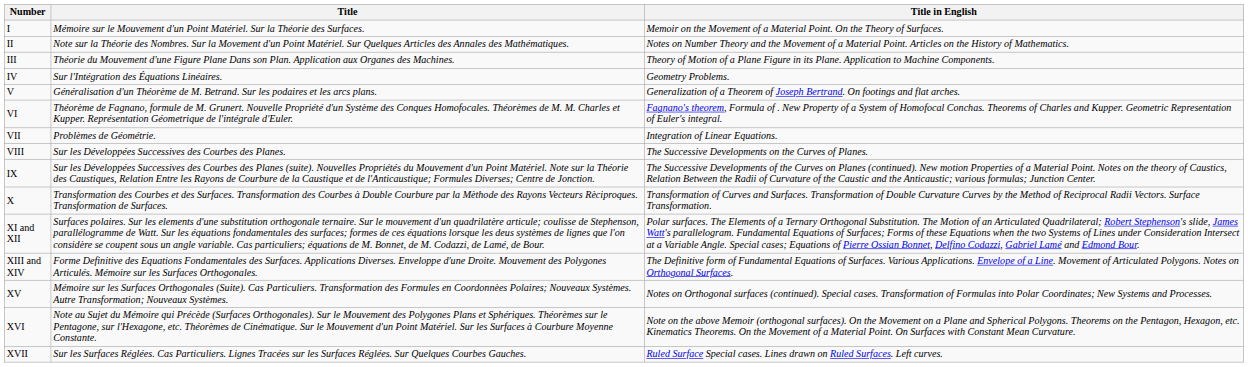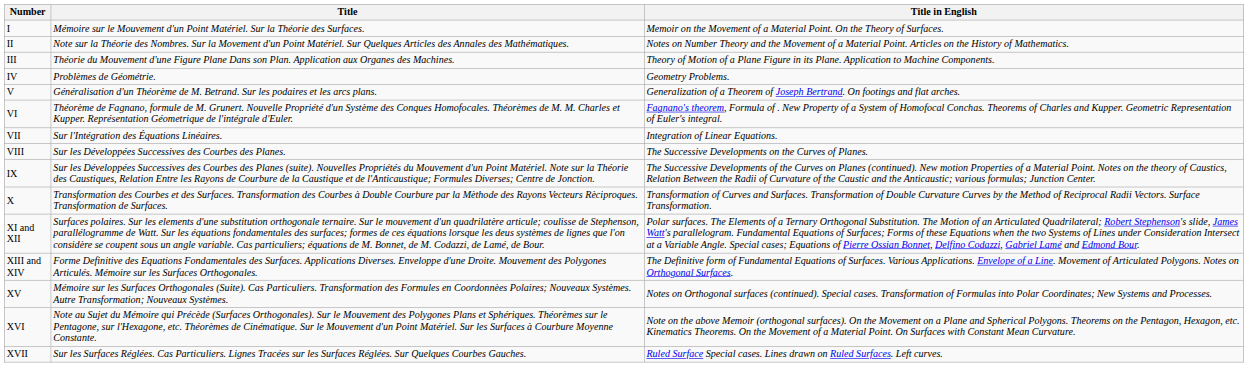(138, 76) Sur l'Intégration des Équations Linéaires. -> (105, 76) Problèmes de Géométrie.
(105, 135) Problèmes de Géométrie. -> (138, 135) Sur l'Intégration des Équations Linéaires.
